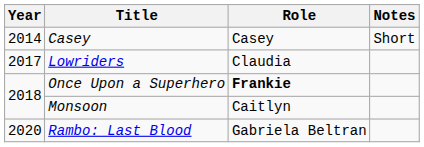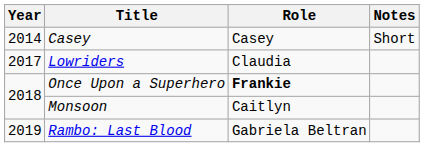(25, 130) 2020 -> (25, 130) 2019
